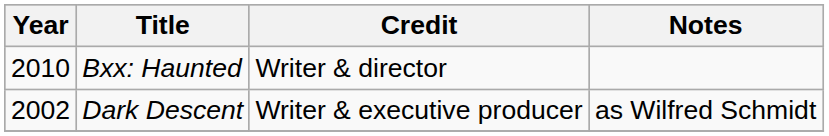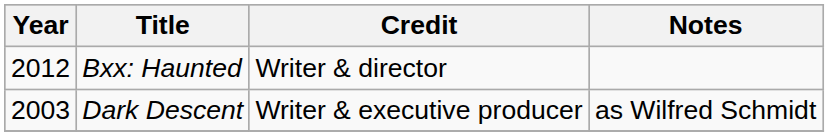(40, 67) 2010 -> (40, 67) 2012
(40, 109) 2002 -> (40, 109) 2003
